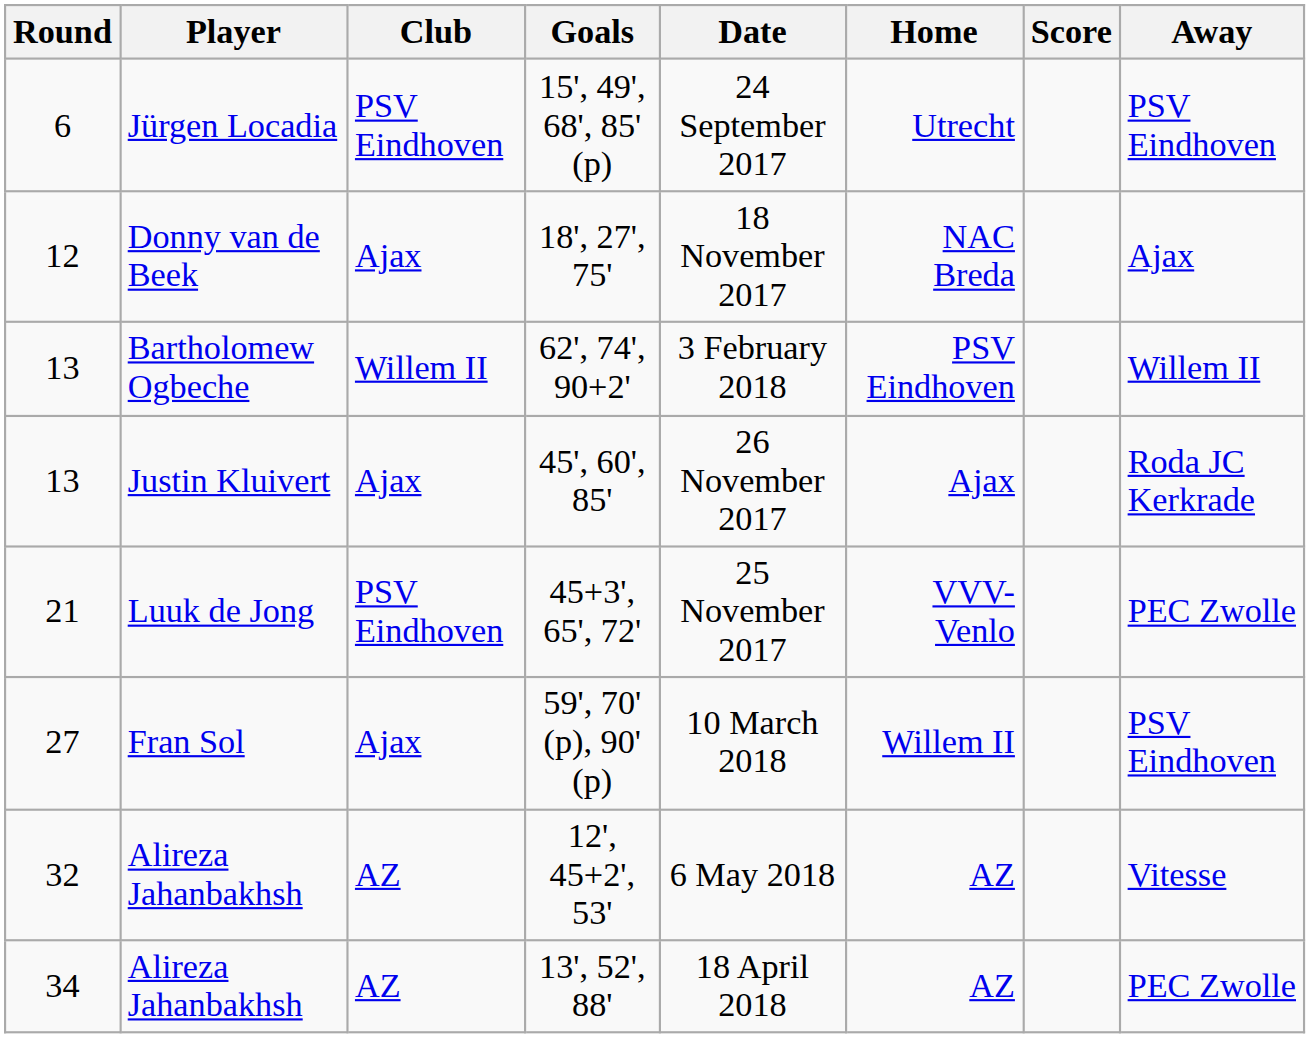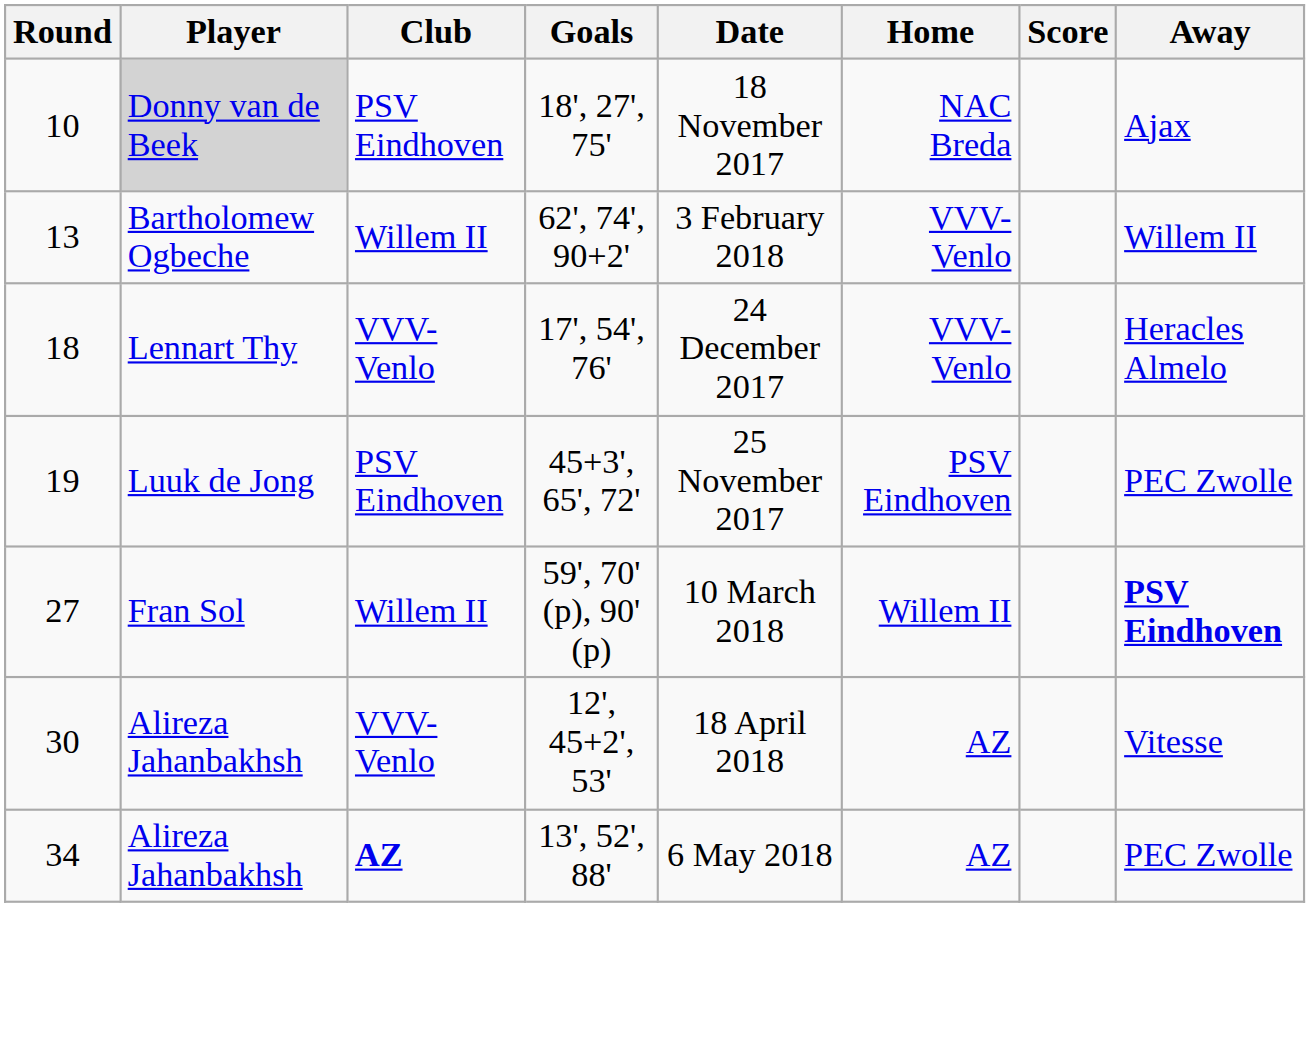- row: (592, 124)
(62, 255) 12 -> (62, 124) 10
(224, 255) no background -> (224, 124) lightgrey background
(388, 255) Ajax -> (429, 124) PSV Eindhoven
(941, 367) PSV Eindhoven -> (970, 236) VVV-Venlo
- row: (592, 479)
+ row: (591, 348)
(62, 611) 21 -> (62, 479) 19
(974, 611) VVV-Venlo -> (937, 479) PSV Eindhoven
(388, 742) Ajax -> (421, 611) Willem II
(1202, 742) normal -> (1203, 611) bold
(62, 874) 32 -> (62, 742) 30
(378, 874) AZ -> (396, 742) VVV-Venlo
(752, 874) 6 May 2018 -> (750, 742) 18 April 2018
(378, 986) normal -> (379, 854) bold
(752, 986) 18 April 2018 -> (750, 854) 6 May 2018
